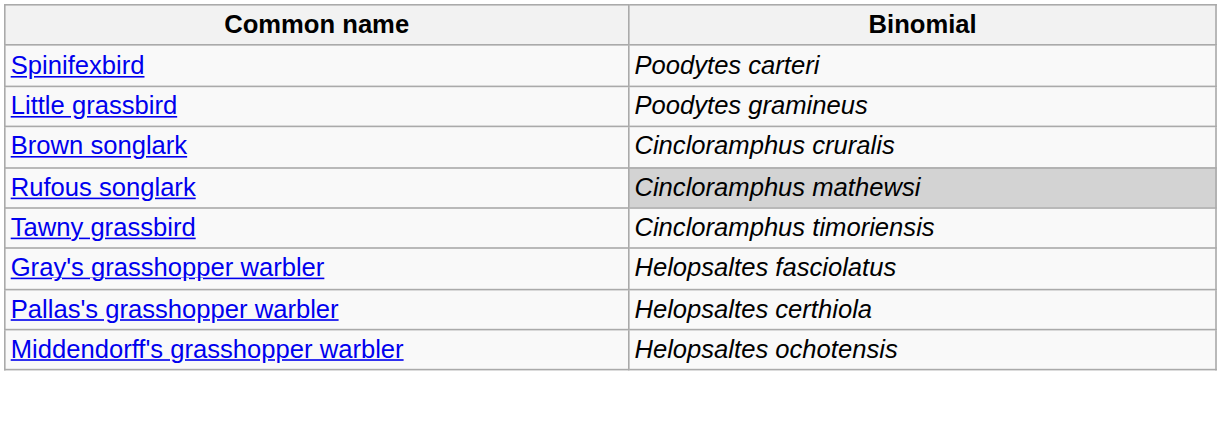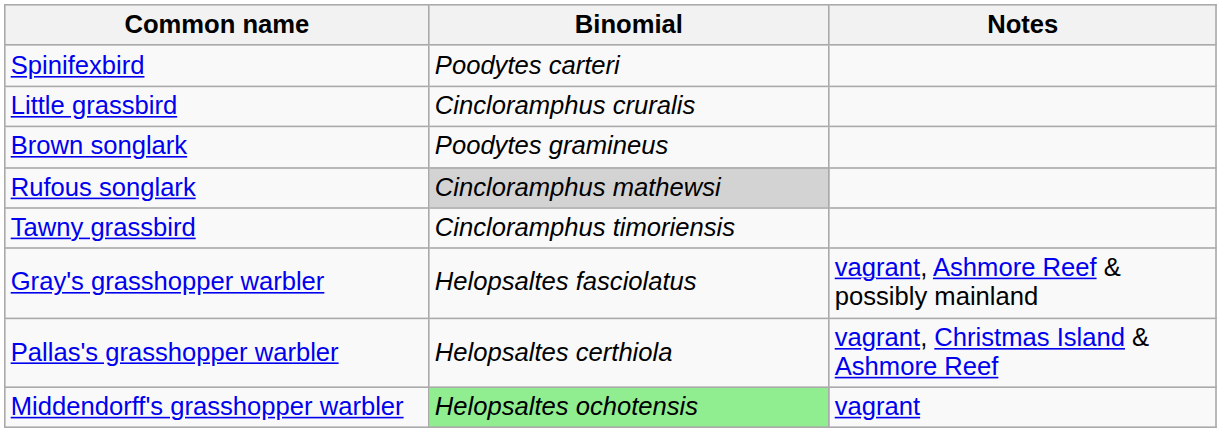+ column: (1023, 24)
(751, 106) Poodytes gramineus -> (565, 106) Cincloramphus cruralis
(765, 146) Cincloramphus cruralis -> (552, 146) Poodytes gramineus
(766, 349) no background -> (566, 407) lightgreen background
